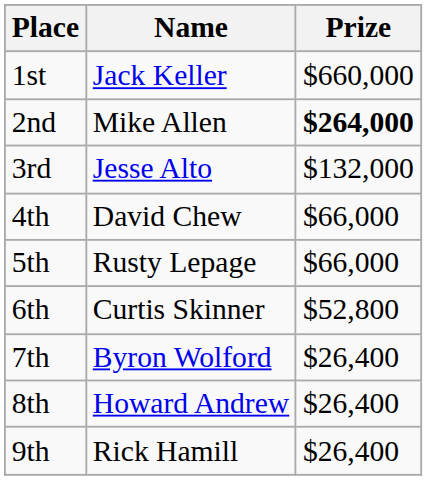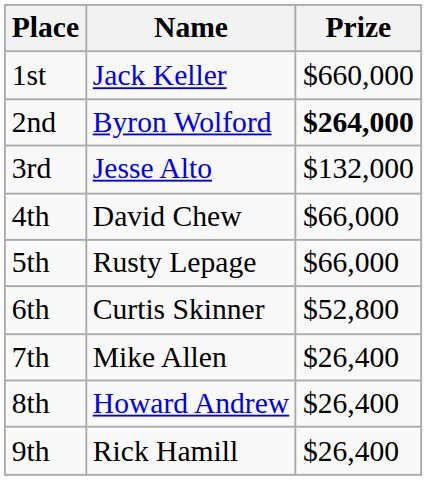(160, 121) Mike Allen -> (182, 121) Byron Wolford
(182, 356) Byron Wolford -> (160, 356) Mike Allen
